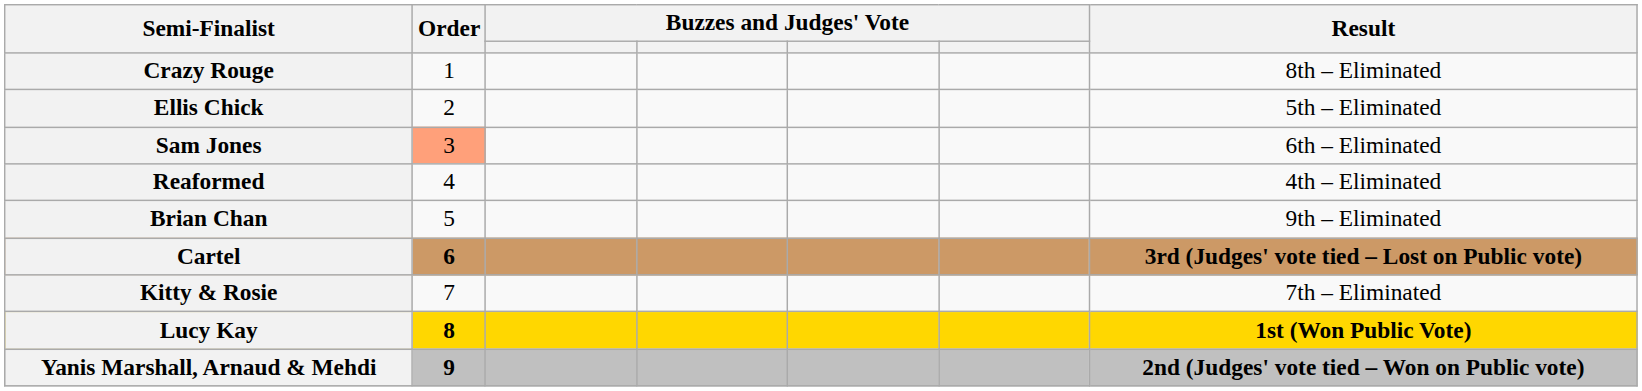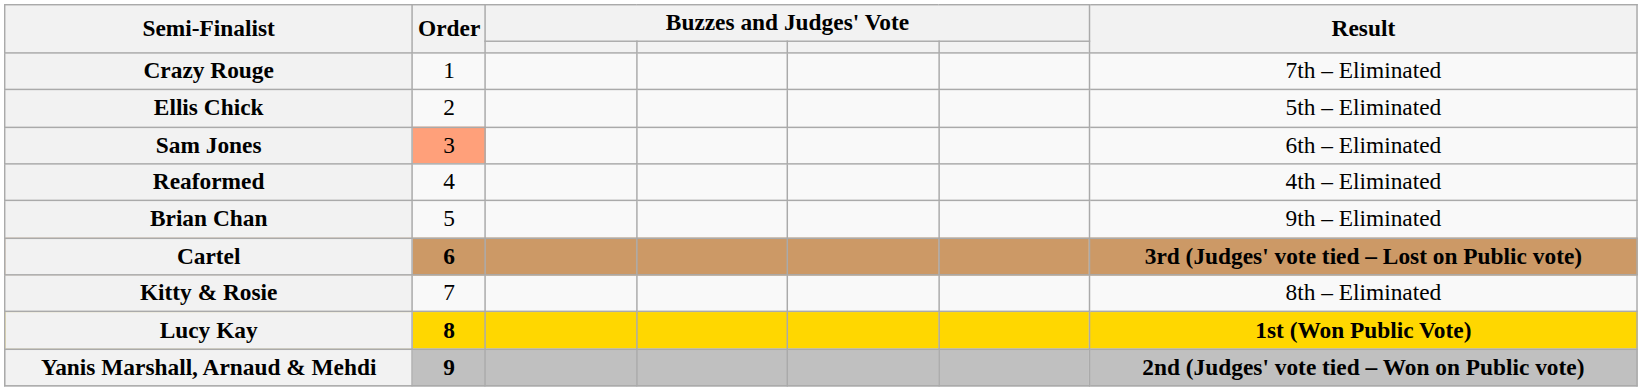(1363, 70) 8th – Eliminated -> (1363, 70) 7th – Eliminated
(1363, 293) 7th – Eliminated -> (1363, 293) 8th – Eliminated
